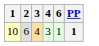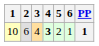+ column: (59, 13)
(48, 31) normal -> (48, 31) bold
